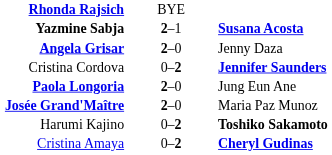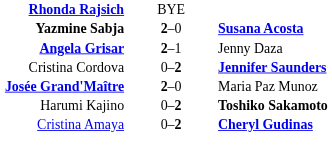(171, 29) 2–1 -> (171, 29) 2–0
(171, 48) 2–0 -> (171, 48) 2–1
- row: (78, 86)
